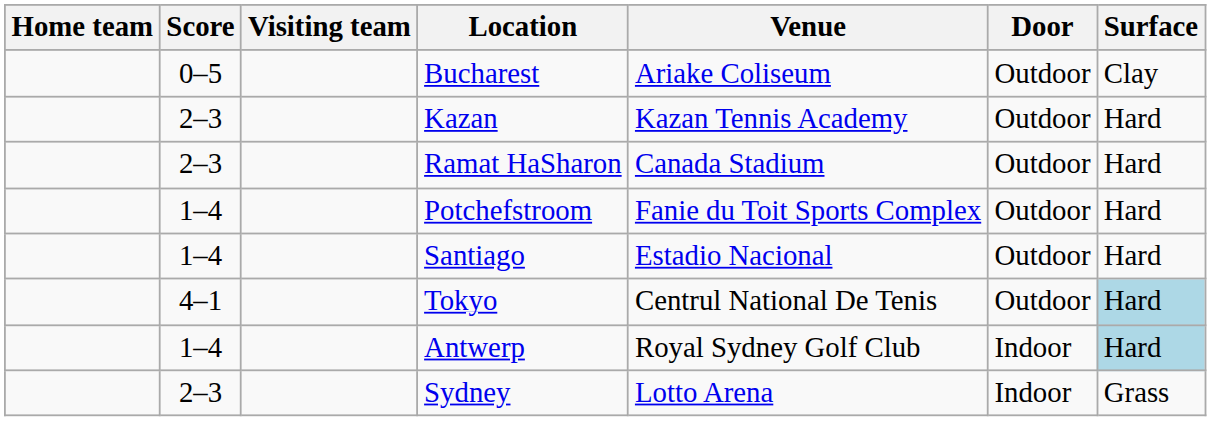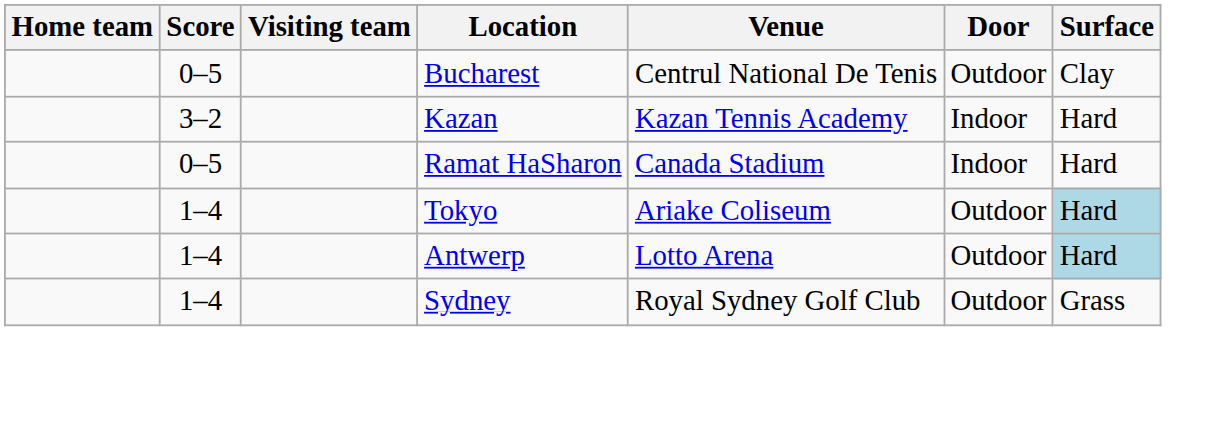(733, 73) Ariake Coliseum -> (786, 73) Centrul National De Tenis
(200, 118) 2–3 -> (200, 118) 3–2
(1042, 118) Outdoor -> (989, 118) Indoor
(200, 164) 2–3 -> (200, 164) 0–5
(1042, 164) Outdoor -> (989, 164) Indoor
- row: (508, 210)
- row: (475, 255)
(200, 301) 4–1 -> (200, 210) 1–4
(786, 301) Centrul National De Tenis -> (733, 210) Ariake Coliseum
(778, 347) Royal Sydney Golf Club -> (704, 255) Lotto Arena
(1033, 347) Indoor -> (998, 255) Outdoor
(200, 392) 2–3 -> (200, 301) 1–4
(704, 392) Lotto Arena -> (778, 301) Royal Sydney Golf Club
(1033, 392) Indoor -> (998, 301) Outdoor
